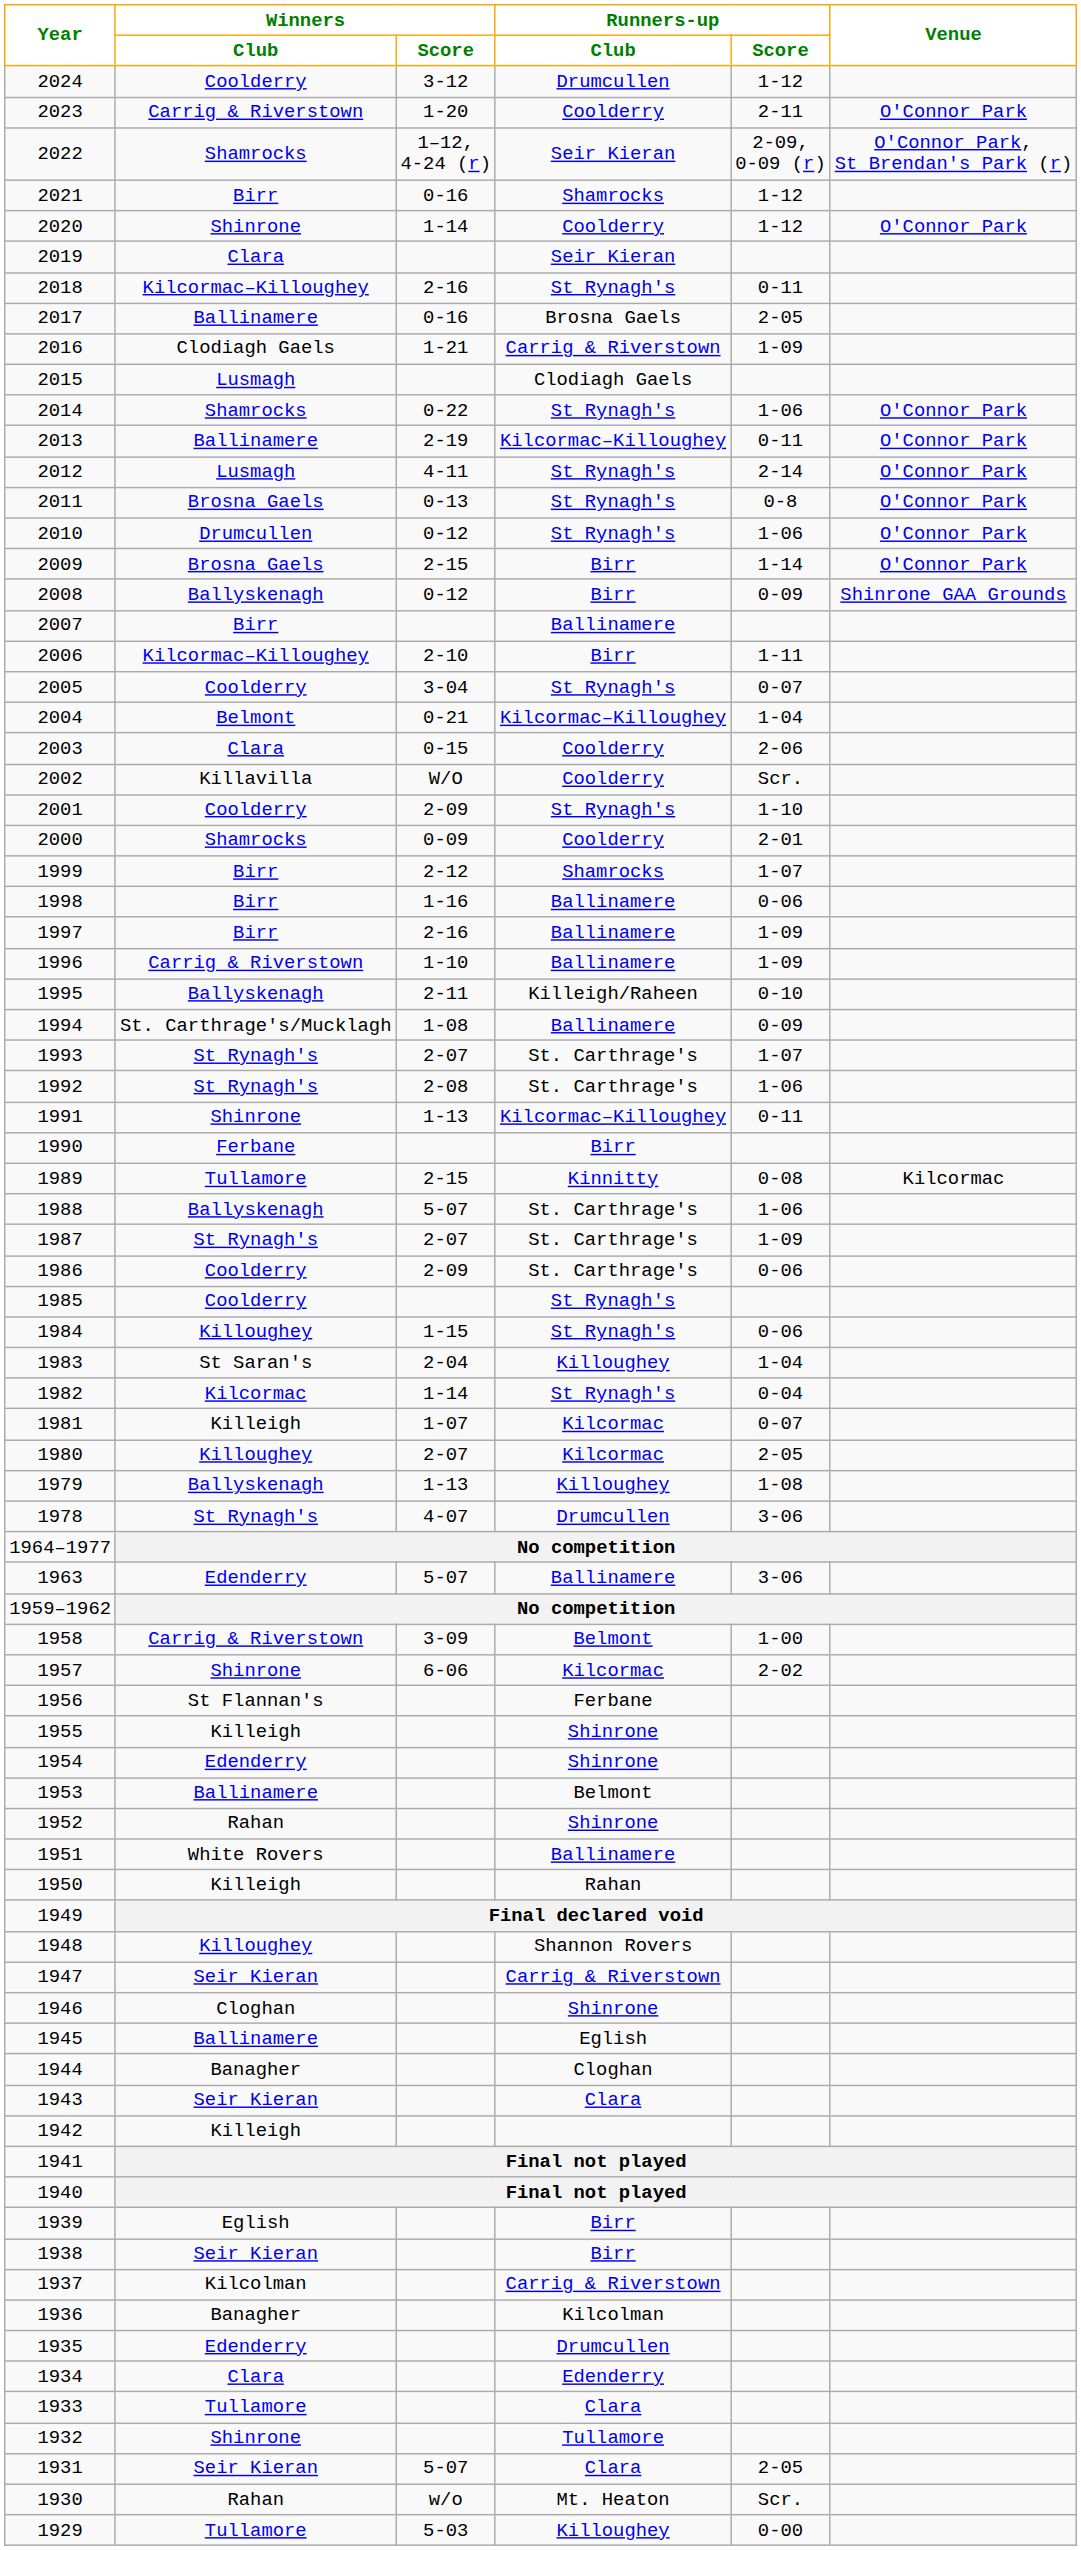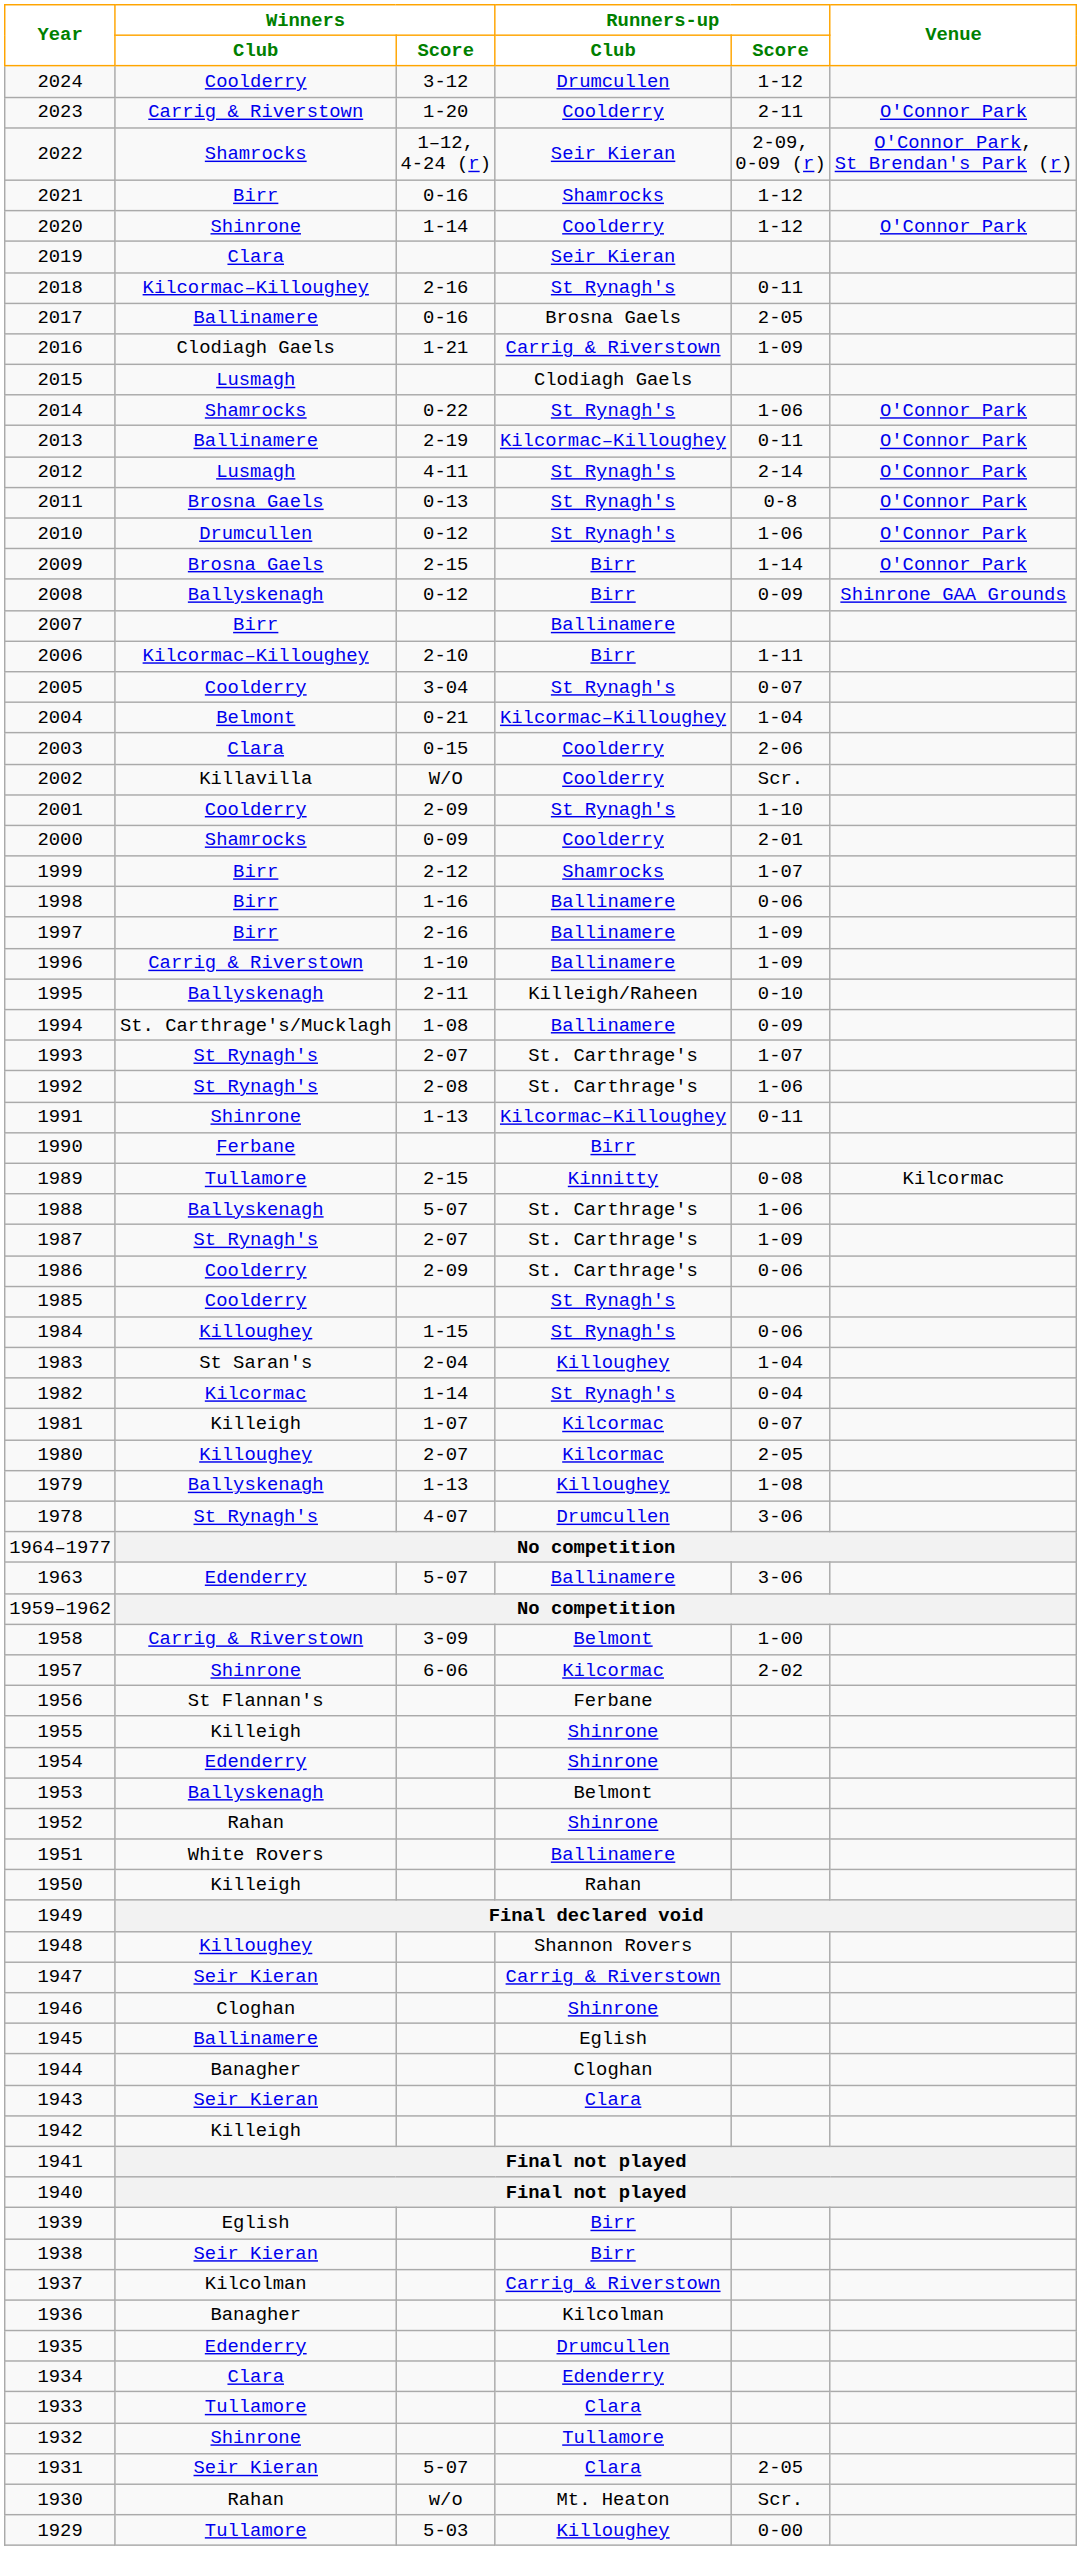(256, 1793) Ballinamere -> (256, 1793) Ballyskenagh
